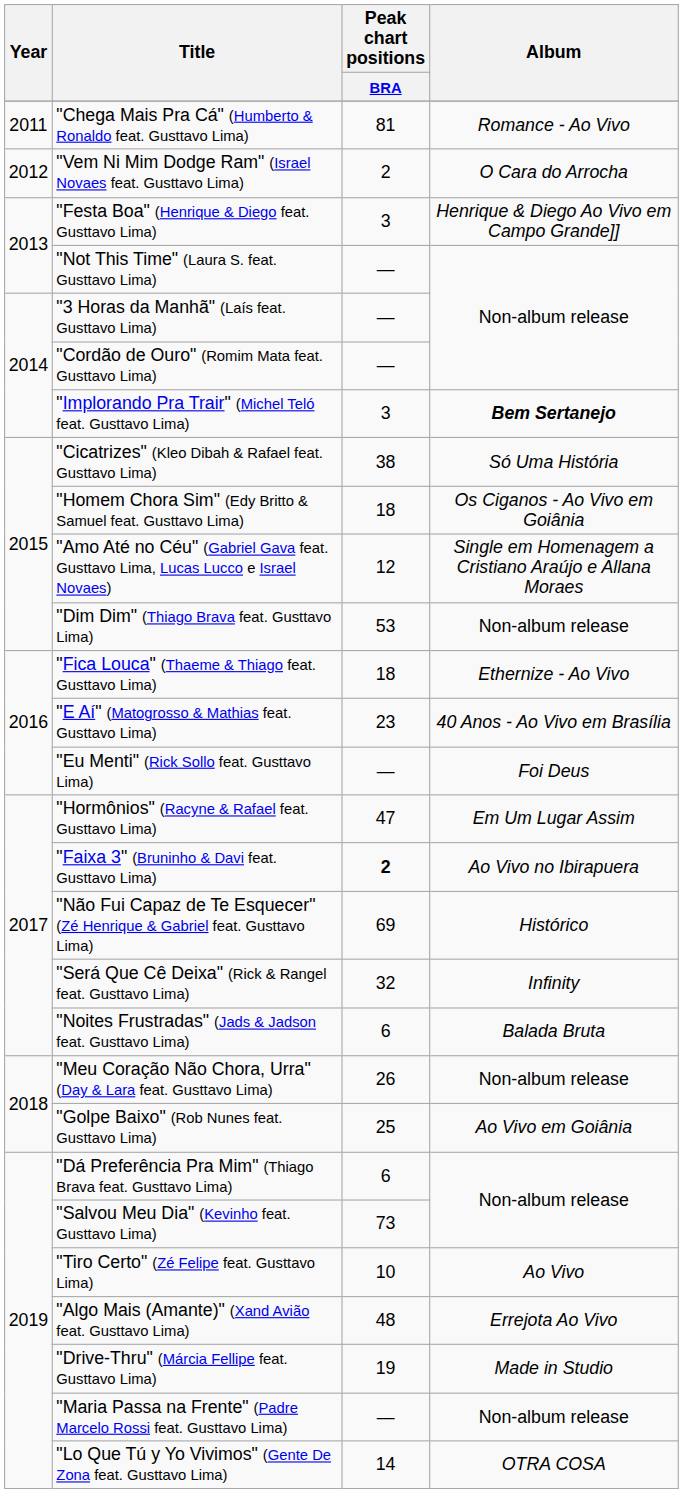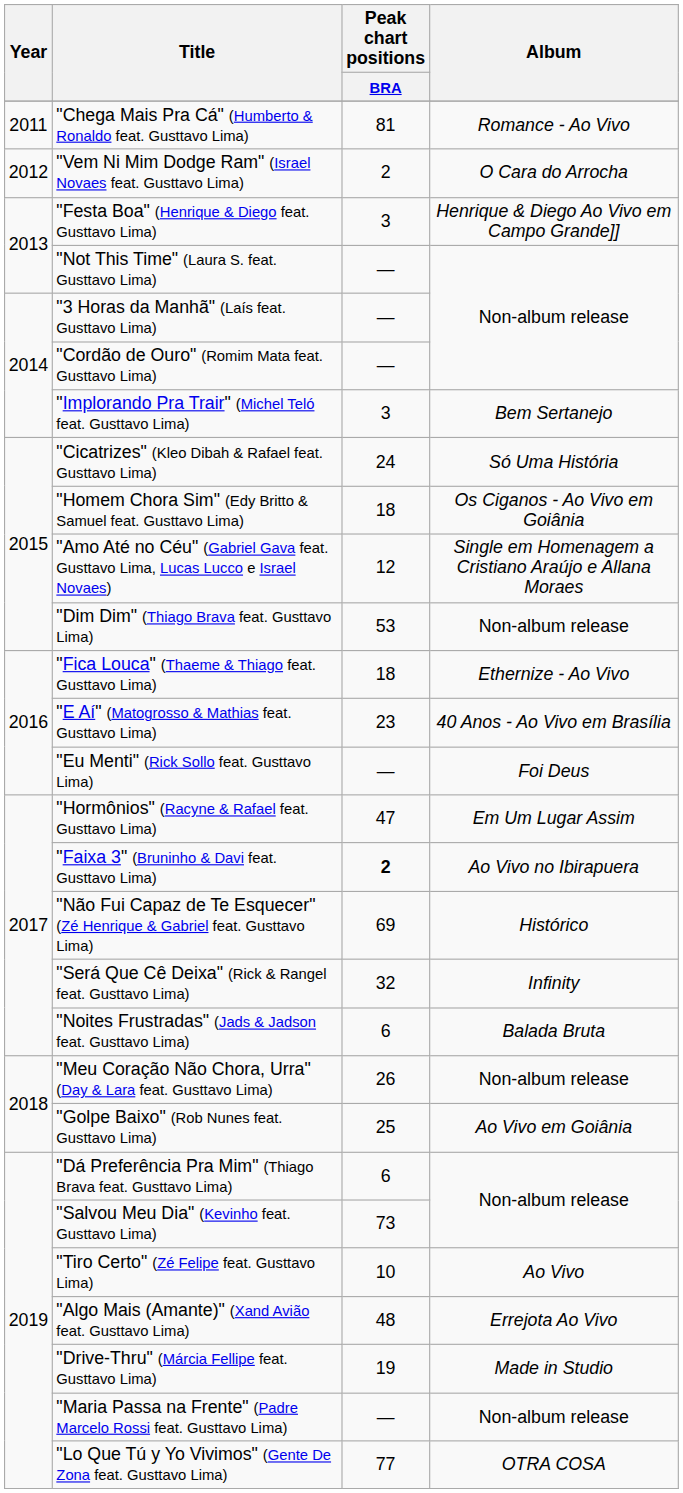(554, 413) bold -> (554, 413) normal
(386, 461) 38 -> (386, 461) 24
(386, 1464) 14 -> (386, 1464) 77
